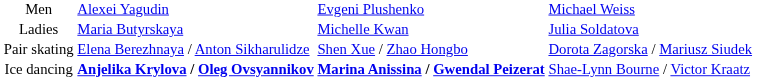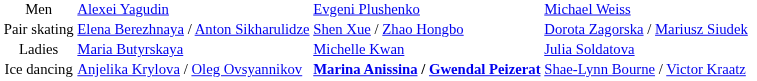rows swapped: (39, 29) <-> (39, 49)
(196, 69) bold -> (190, 69) normal
